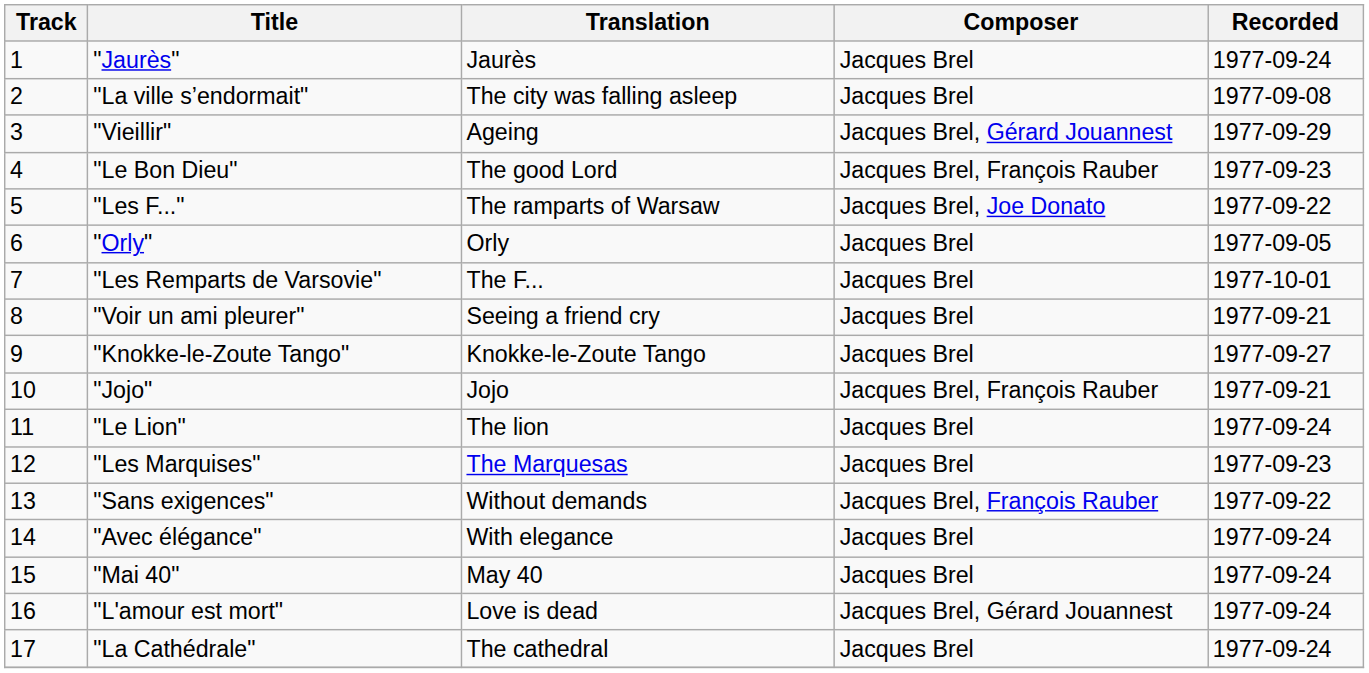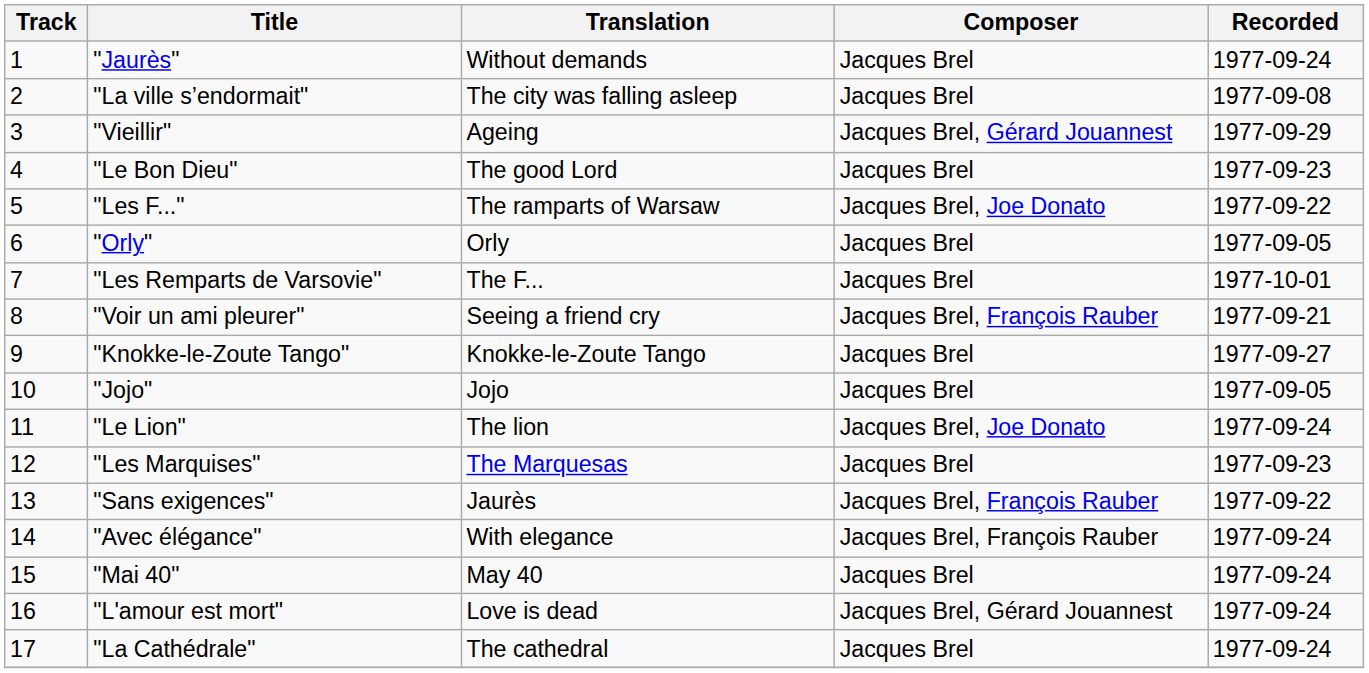(501, 59) Jaurès -> (557, 59) Without demands
(999, 170) Jacques Brel, François Rauber -> (907, 170) Jacques Brel
(907, 317) Jacques Brel -> (999, 317) Jacques Brel, François Rauber
(999, 390) Jacques Brel, François Rauber -> (907, 390) Jacques Brel
(1272, 390) 1977-09-21 -> (1272, 390) 1977-09-05
(907, 427) Jacques Brel -> (972, 427) Jacques Brel, Joe Donato
(557, 501) Without demands -> (501, 501) Jaurès
(907, 538) Jacques Brel -> (999, 538) Jacques Brel, François Rauber
